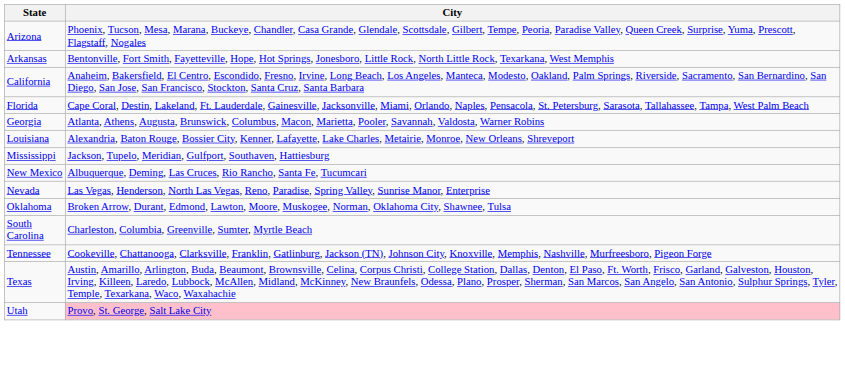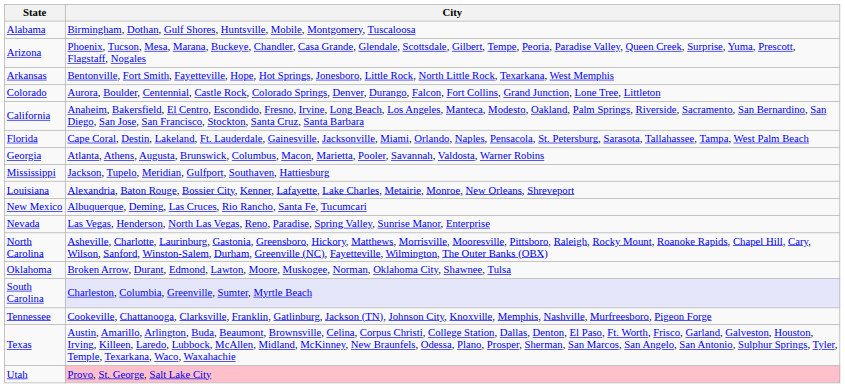+ row: (26, 30)
+ row: (27, 93)
rows swapped: (28, 139) <-> (31, 156)
+ row: (25, 247)
(190, 230) no background -> (190, 293) lavender background
